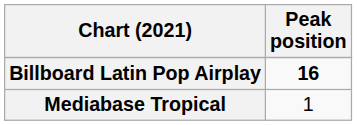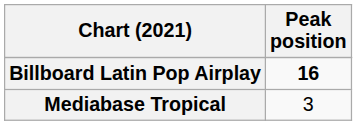(308, 104) 1 -> (308, 104) 3
